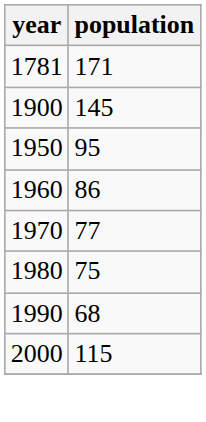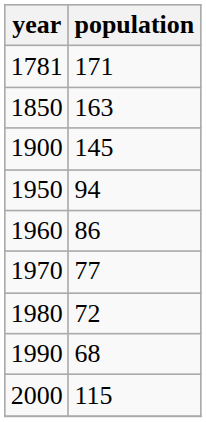+ row: (37, 107)
(88, 148) 95 -> (88, 189) 94
(88, 271) 75 -> (88, 312) 72
